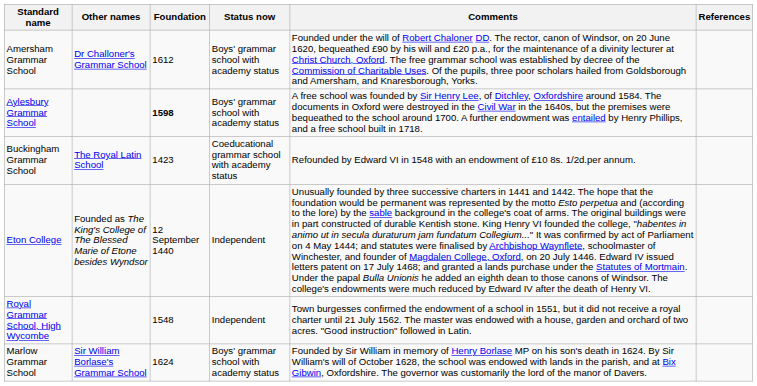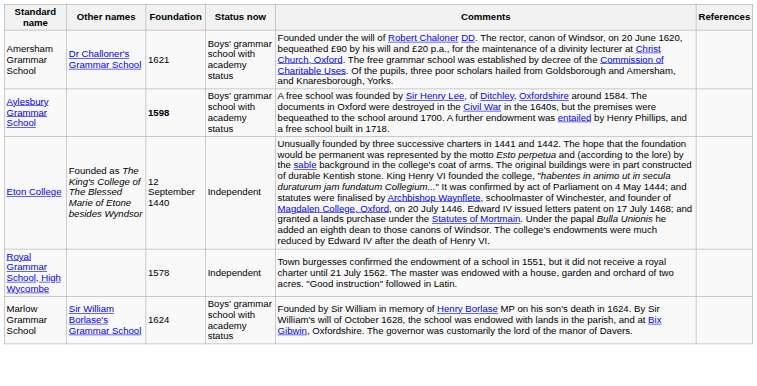(163, 59) 1612 -> (159, 59) 1621
- row: (33, 160)
(163, 320) 1548 -> (159, 272) 1578
